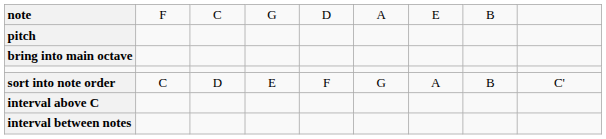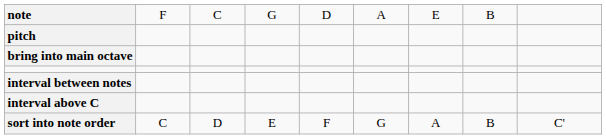rows swapped: (61, 82) <-> (69, 123)
